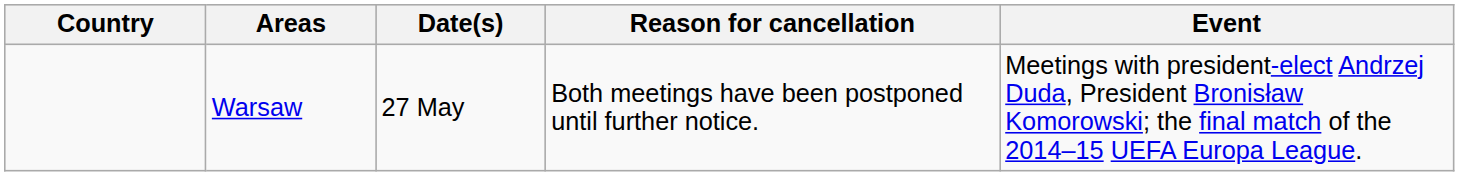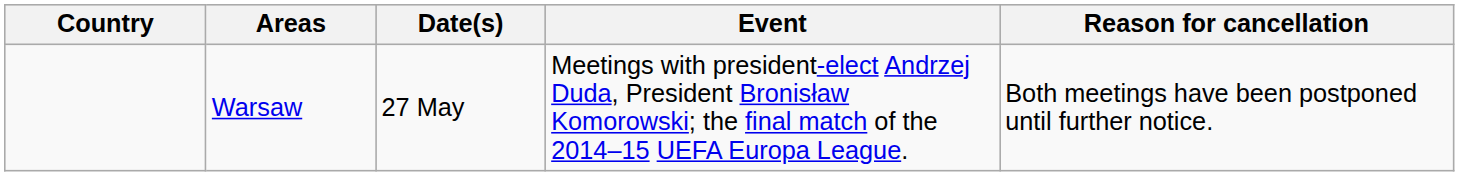columns swapped: (1226, 24) <-> (772, 24)
